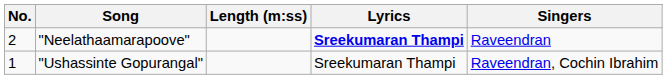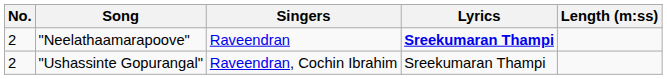columns swapped: (564, 16) <-> (258, 16)
(12, 63) 1 -> (12, 63) 2
